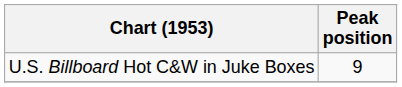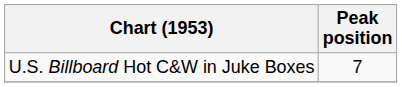(358, 67) 9 -> (358, 67) 7
